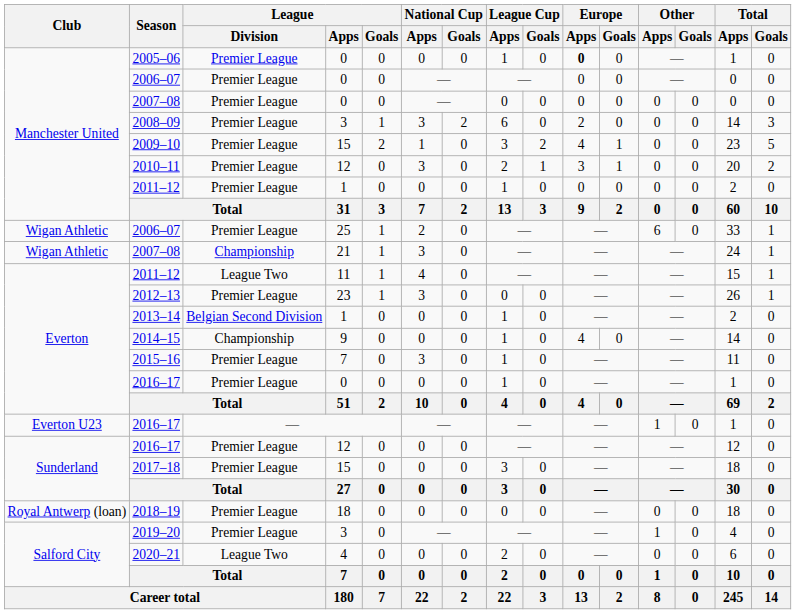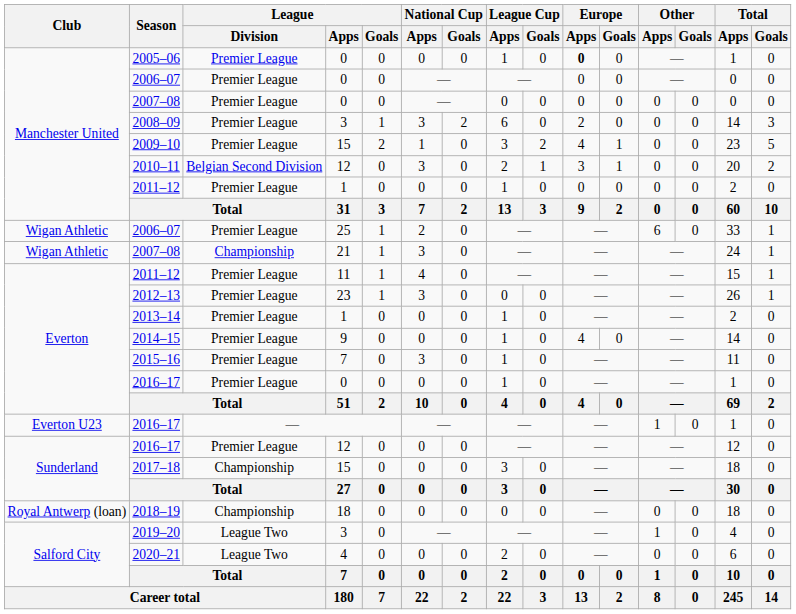(254, 166) Premier League -> (254, 166) Belgian Second Division
(254, 274) League Two -> (254, 274) Premier League
(254, 317) Belgian Second Division -> (254, 317) Premier League
(254, 338) Championship -> (254, 338) Premier League
(254, 468) Premier League -> (254, 468) Championship
(254, 511) Premier League -> (254, 511) Championship
(254, 532) Premier League -> (254, 532) League Two
